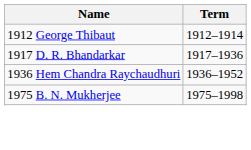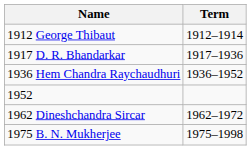+ row: (20, 94)
+ row: (76, 114)
